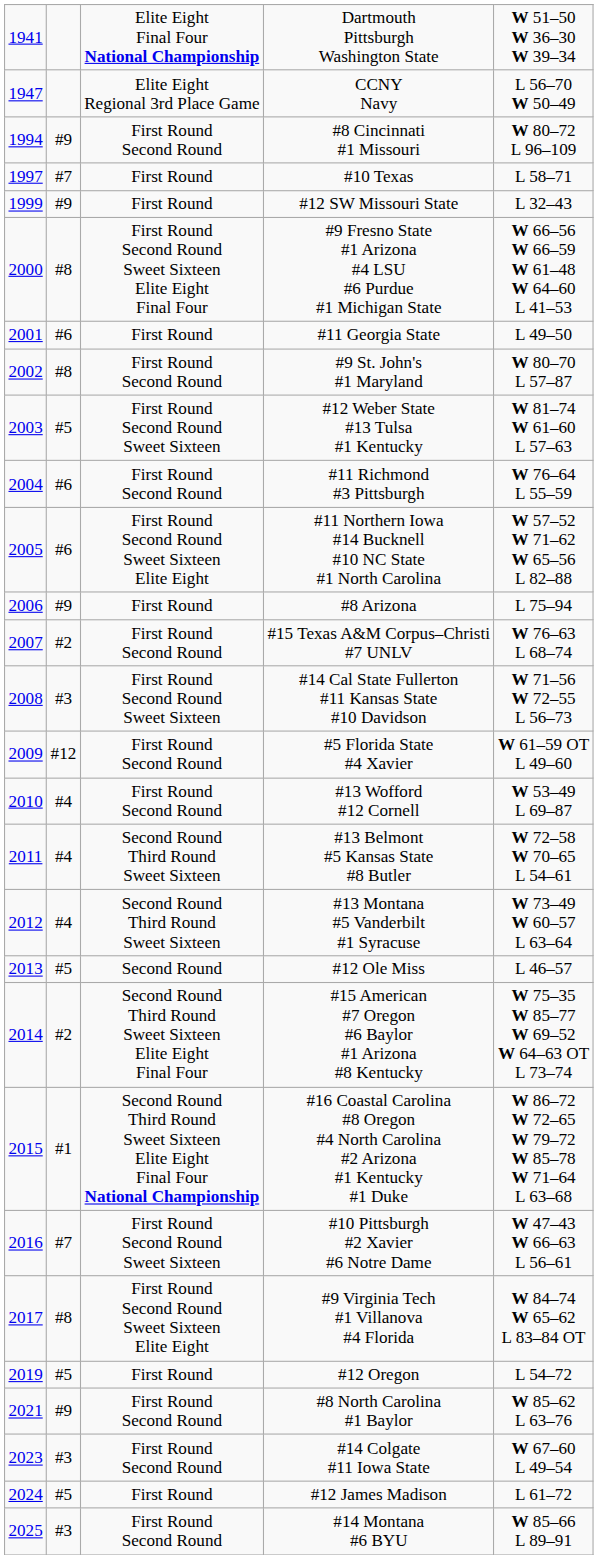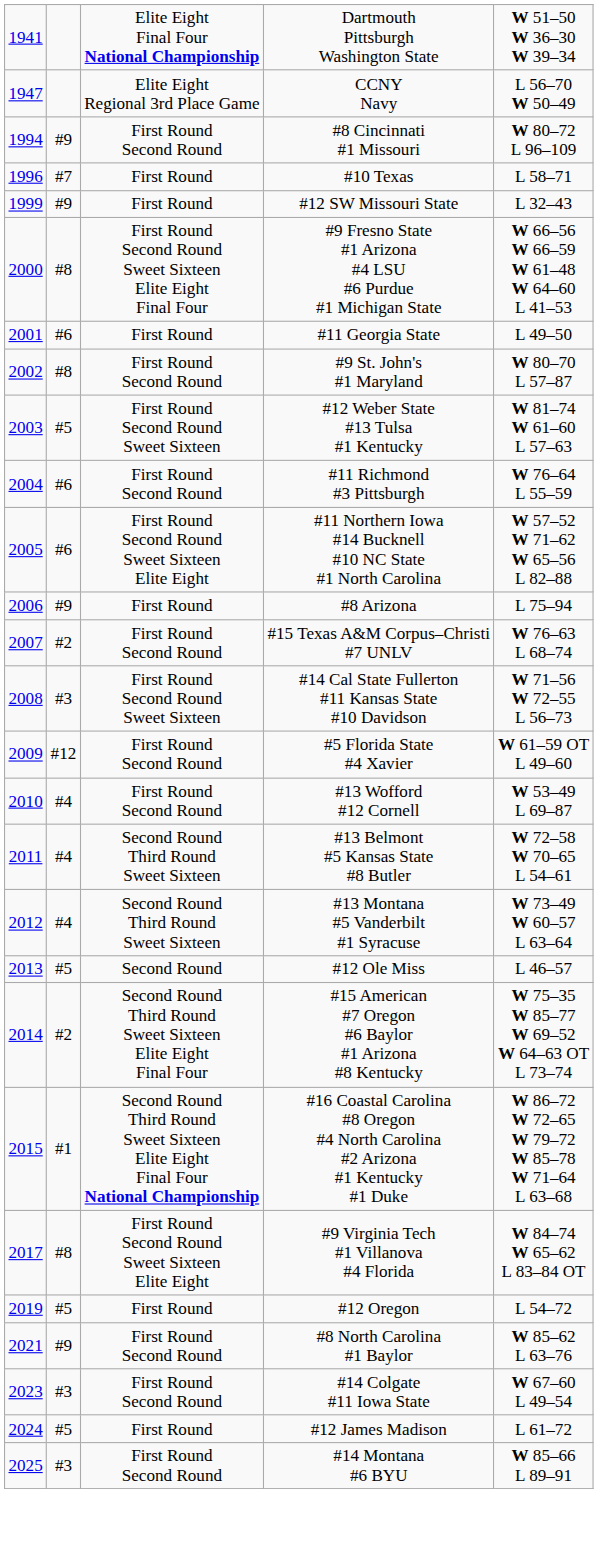(26, 176) 1997 -> (26, 176) 1996
- row: (379, 1243)
